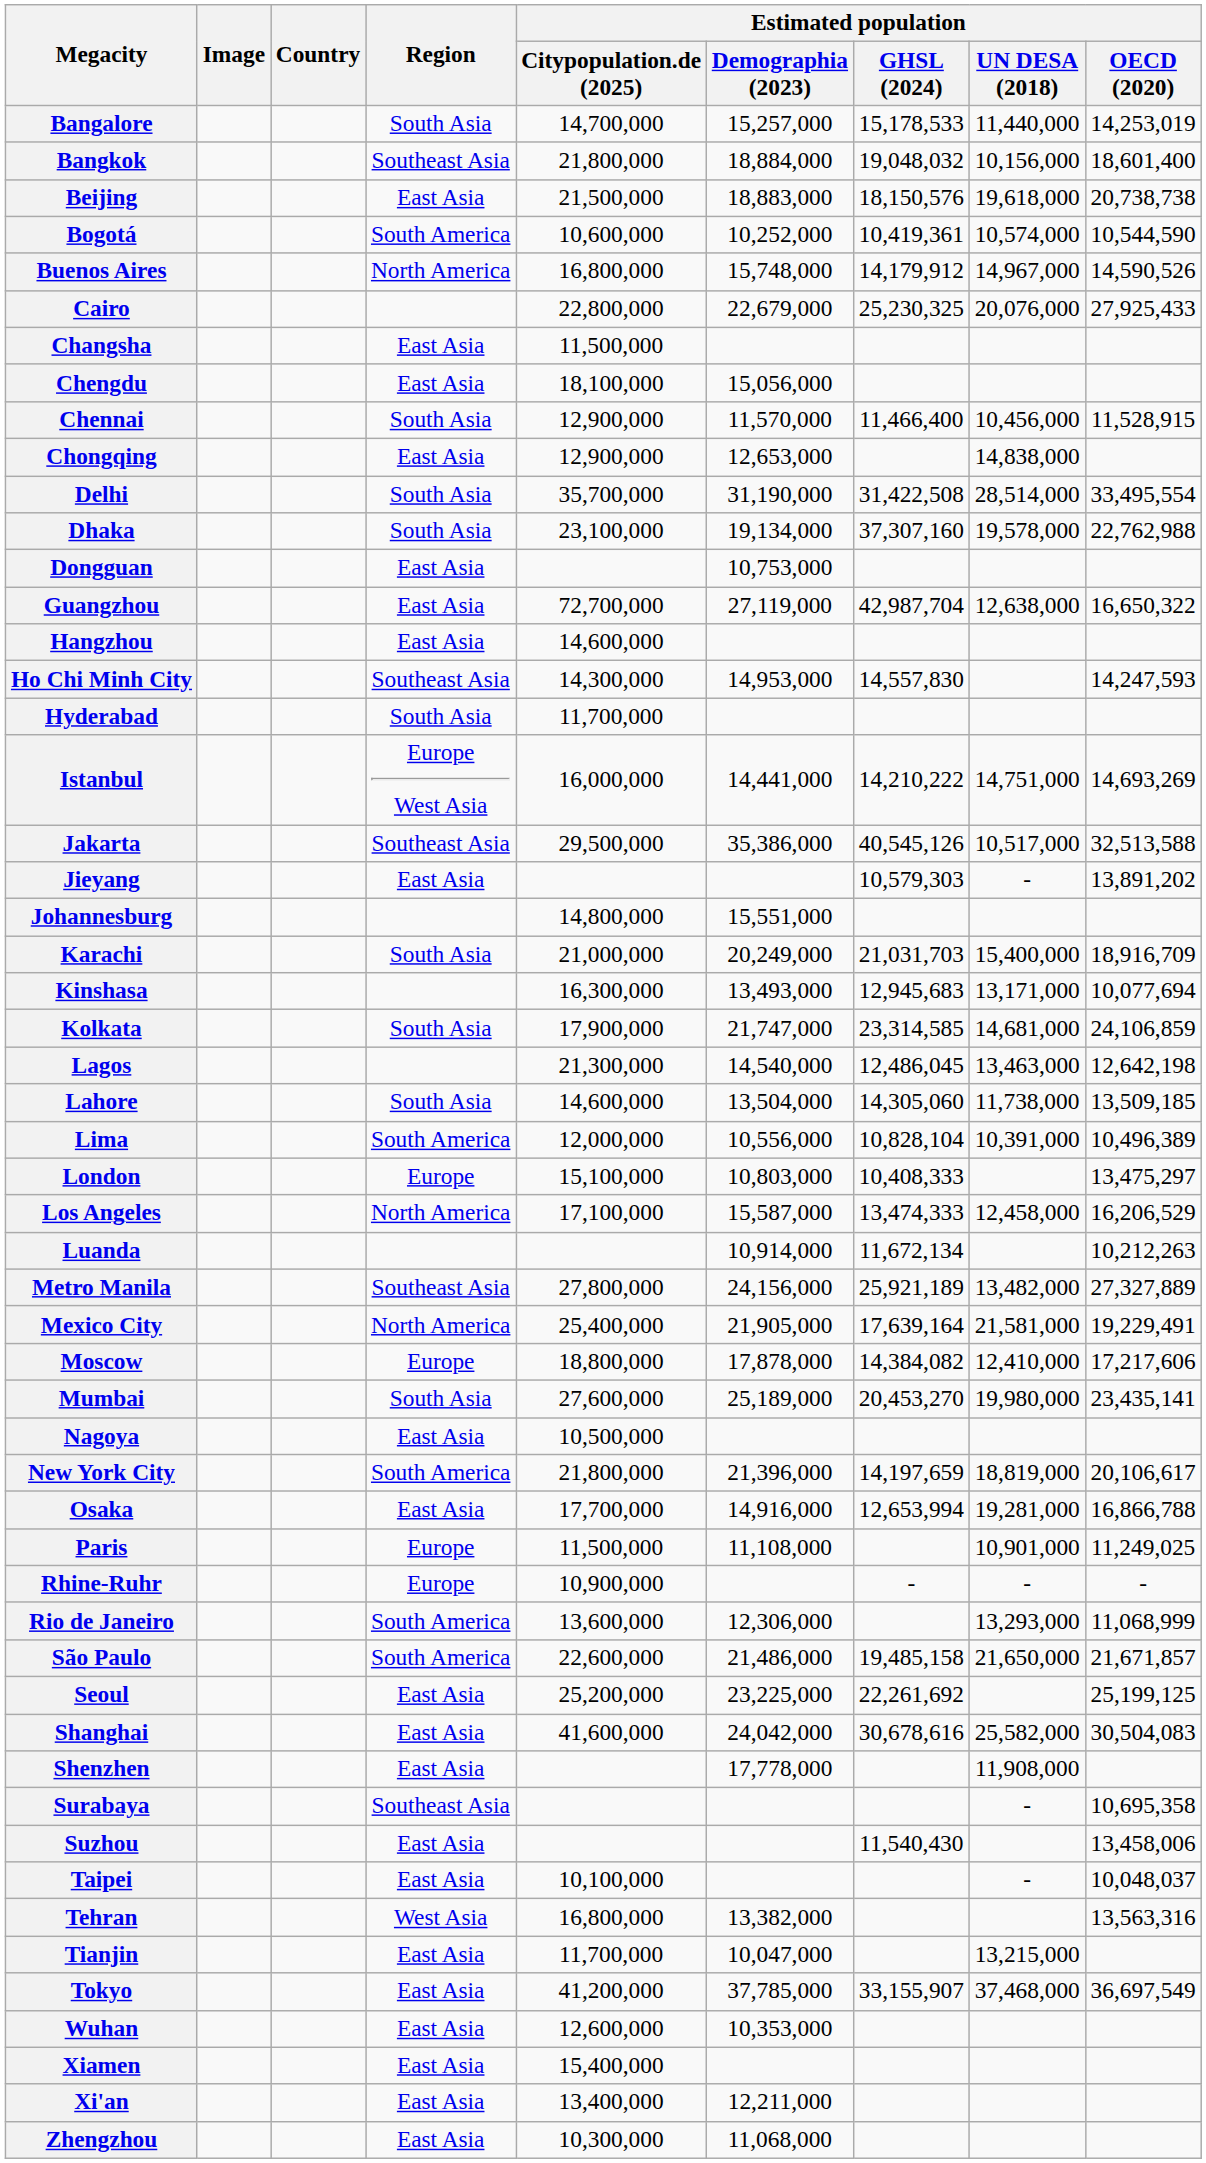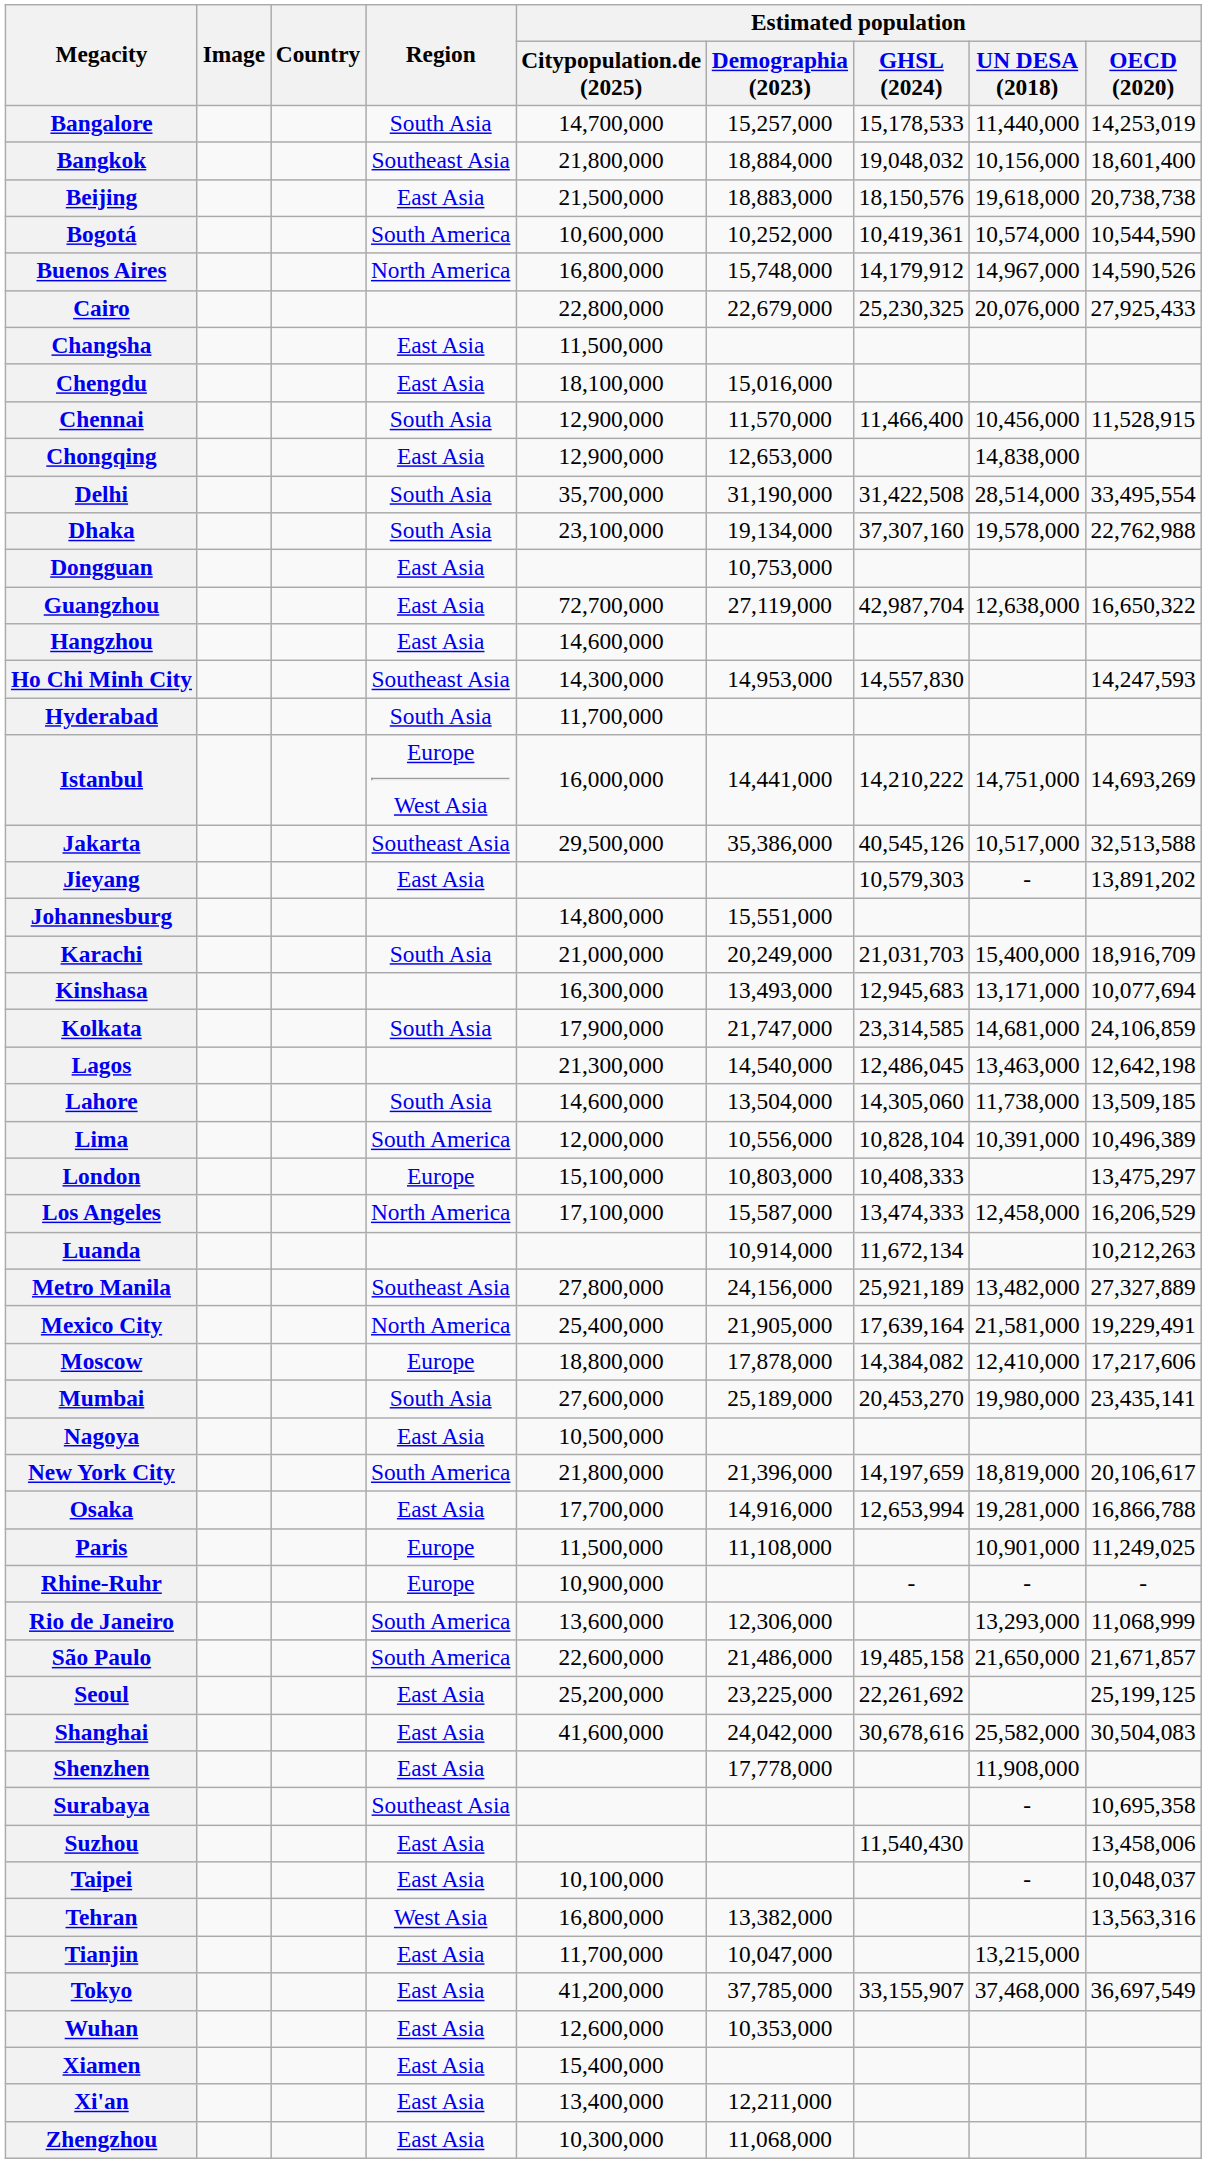(780, 382) 15,056,000 -> (780, 382) 15,016,000
